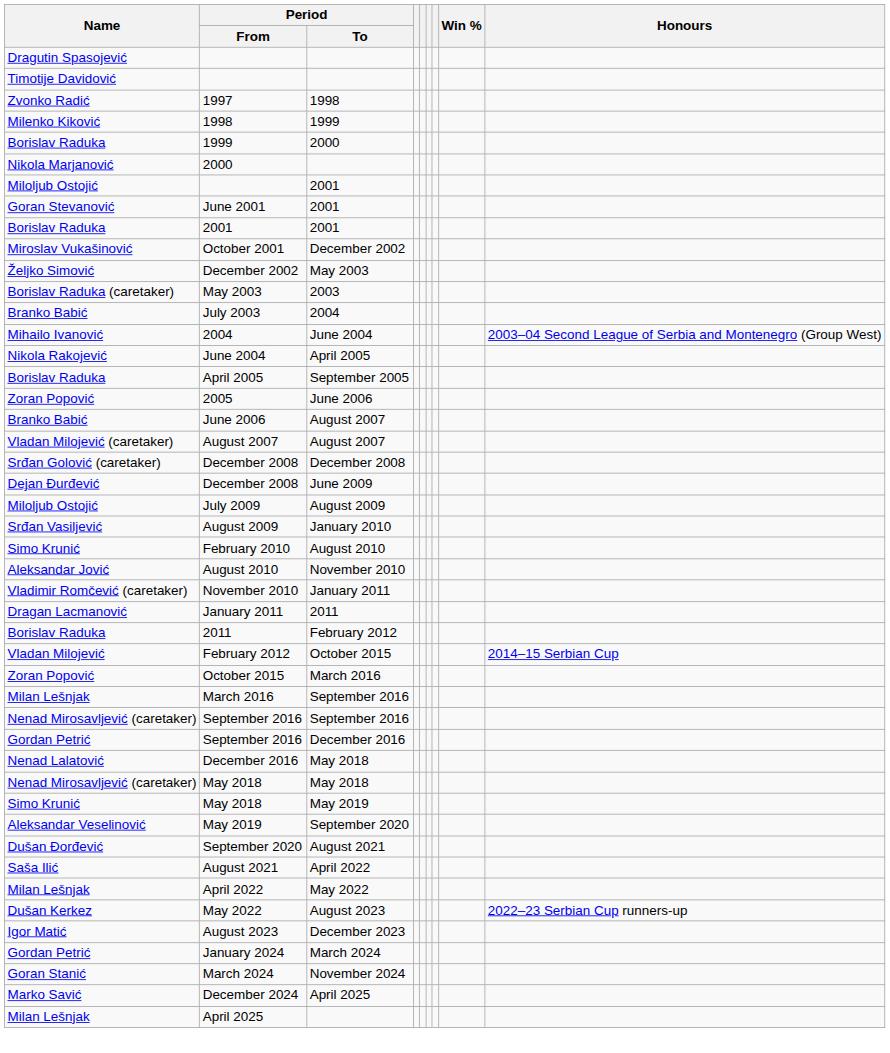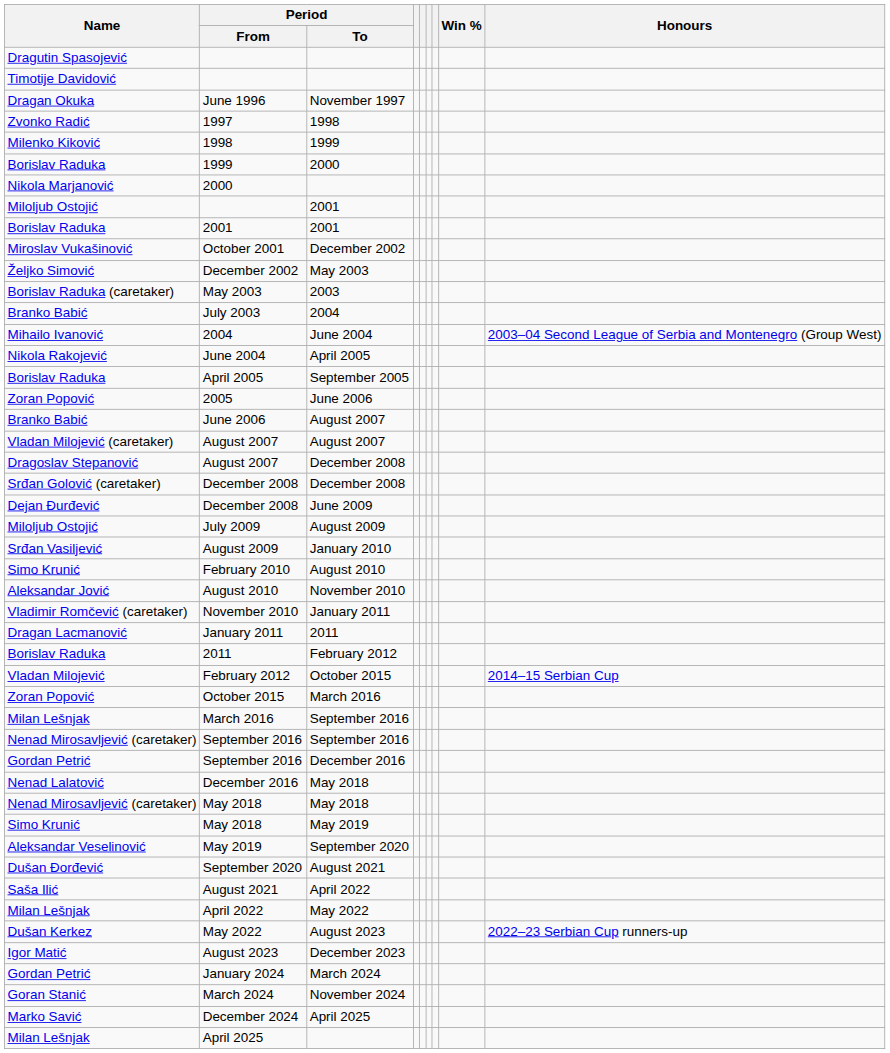+ row: (51, 100)
- row: (61, 206)
+ row: (73, 462)
